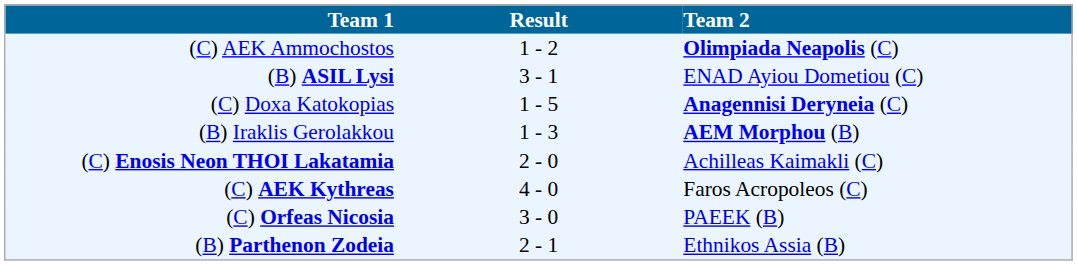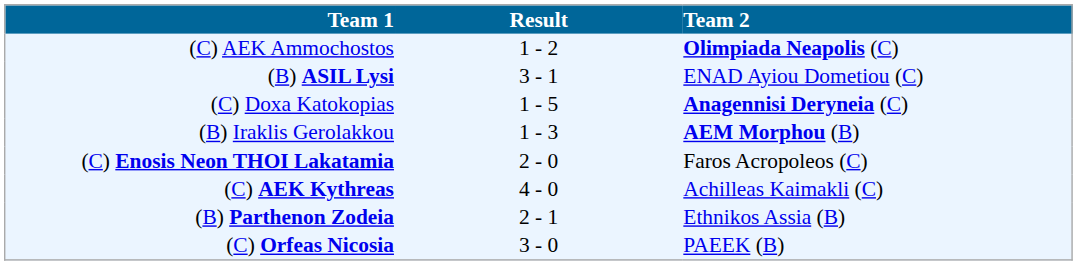(783, 160) Achilleas Kaimakli (C) -> (776, 160) Faros Acropoleos (C)
(776, 188) Faros Acropoleos (C) -> (783, 188) Achilleas Kaimakli (C)
rows swapped: (310, 216) <-> (295, 244)
